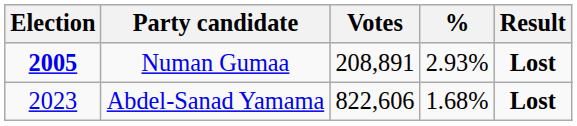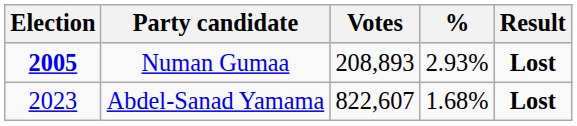(375, 62) 208,891 -> (375, 62) 208,893
(375, 100) 822,606 -> (375, 100) 822,607
